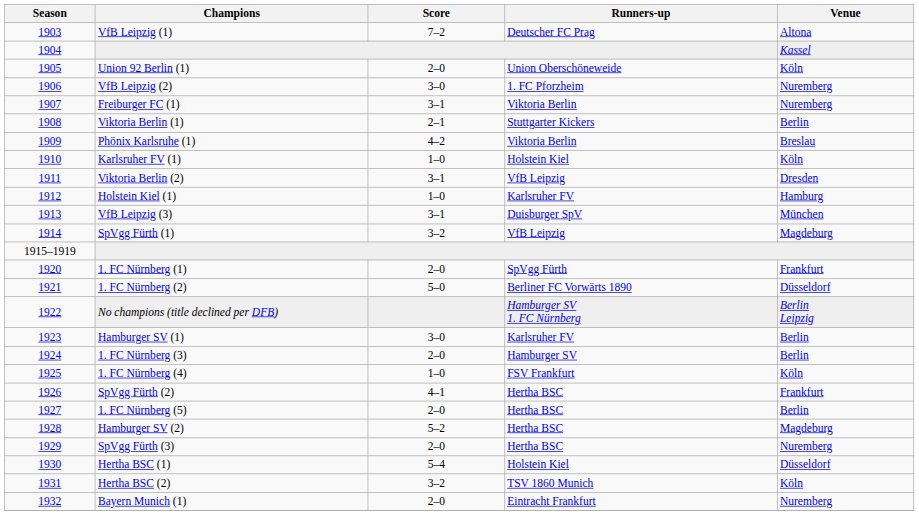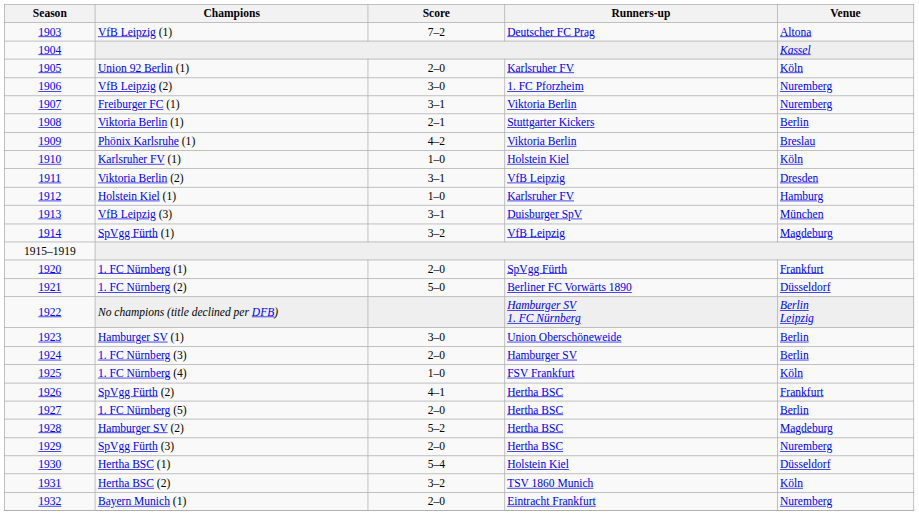(564, 68) Union Oberschöneweide -> (541, 68) Karlsruher FV
(541, 337) Karlsruher FV -> (564, 337) Union Oberschöneweide
